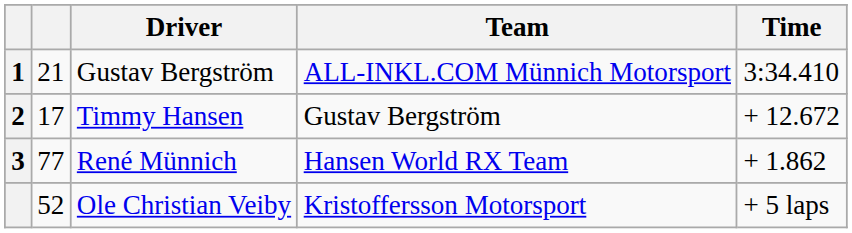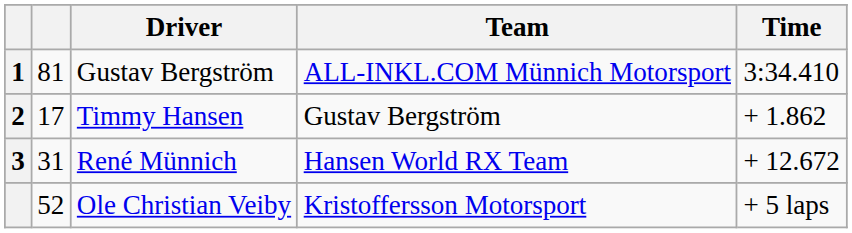(51, 71) 21 -> (51, 71) 81
(792, 116) + 12.672 -> (785, 116) + 1.862
(51, 160) 77 -> (51, 160) 31
(785, 160) + 1.862 -> (792, 160) + 12.672
